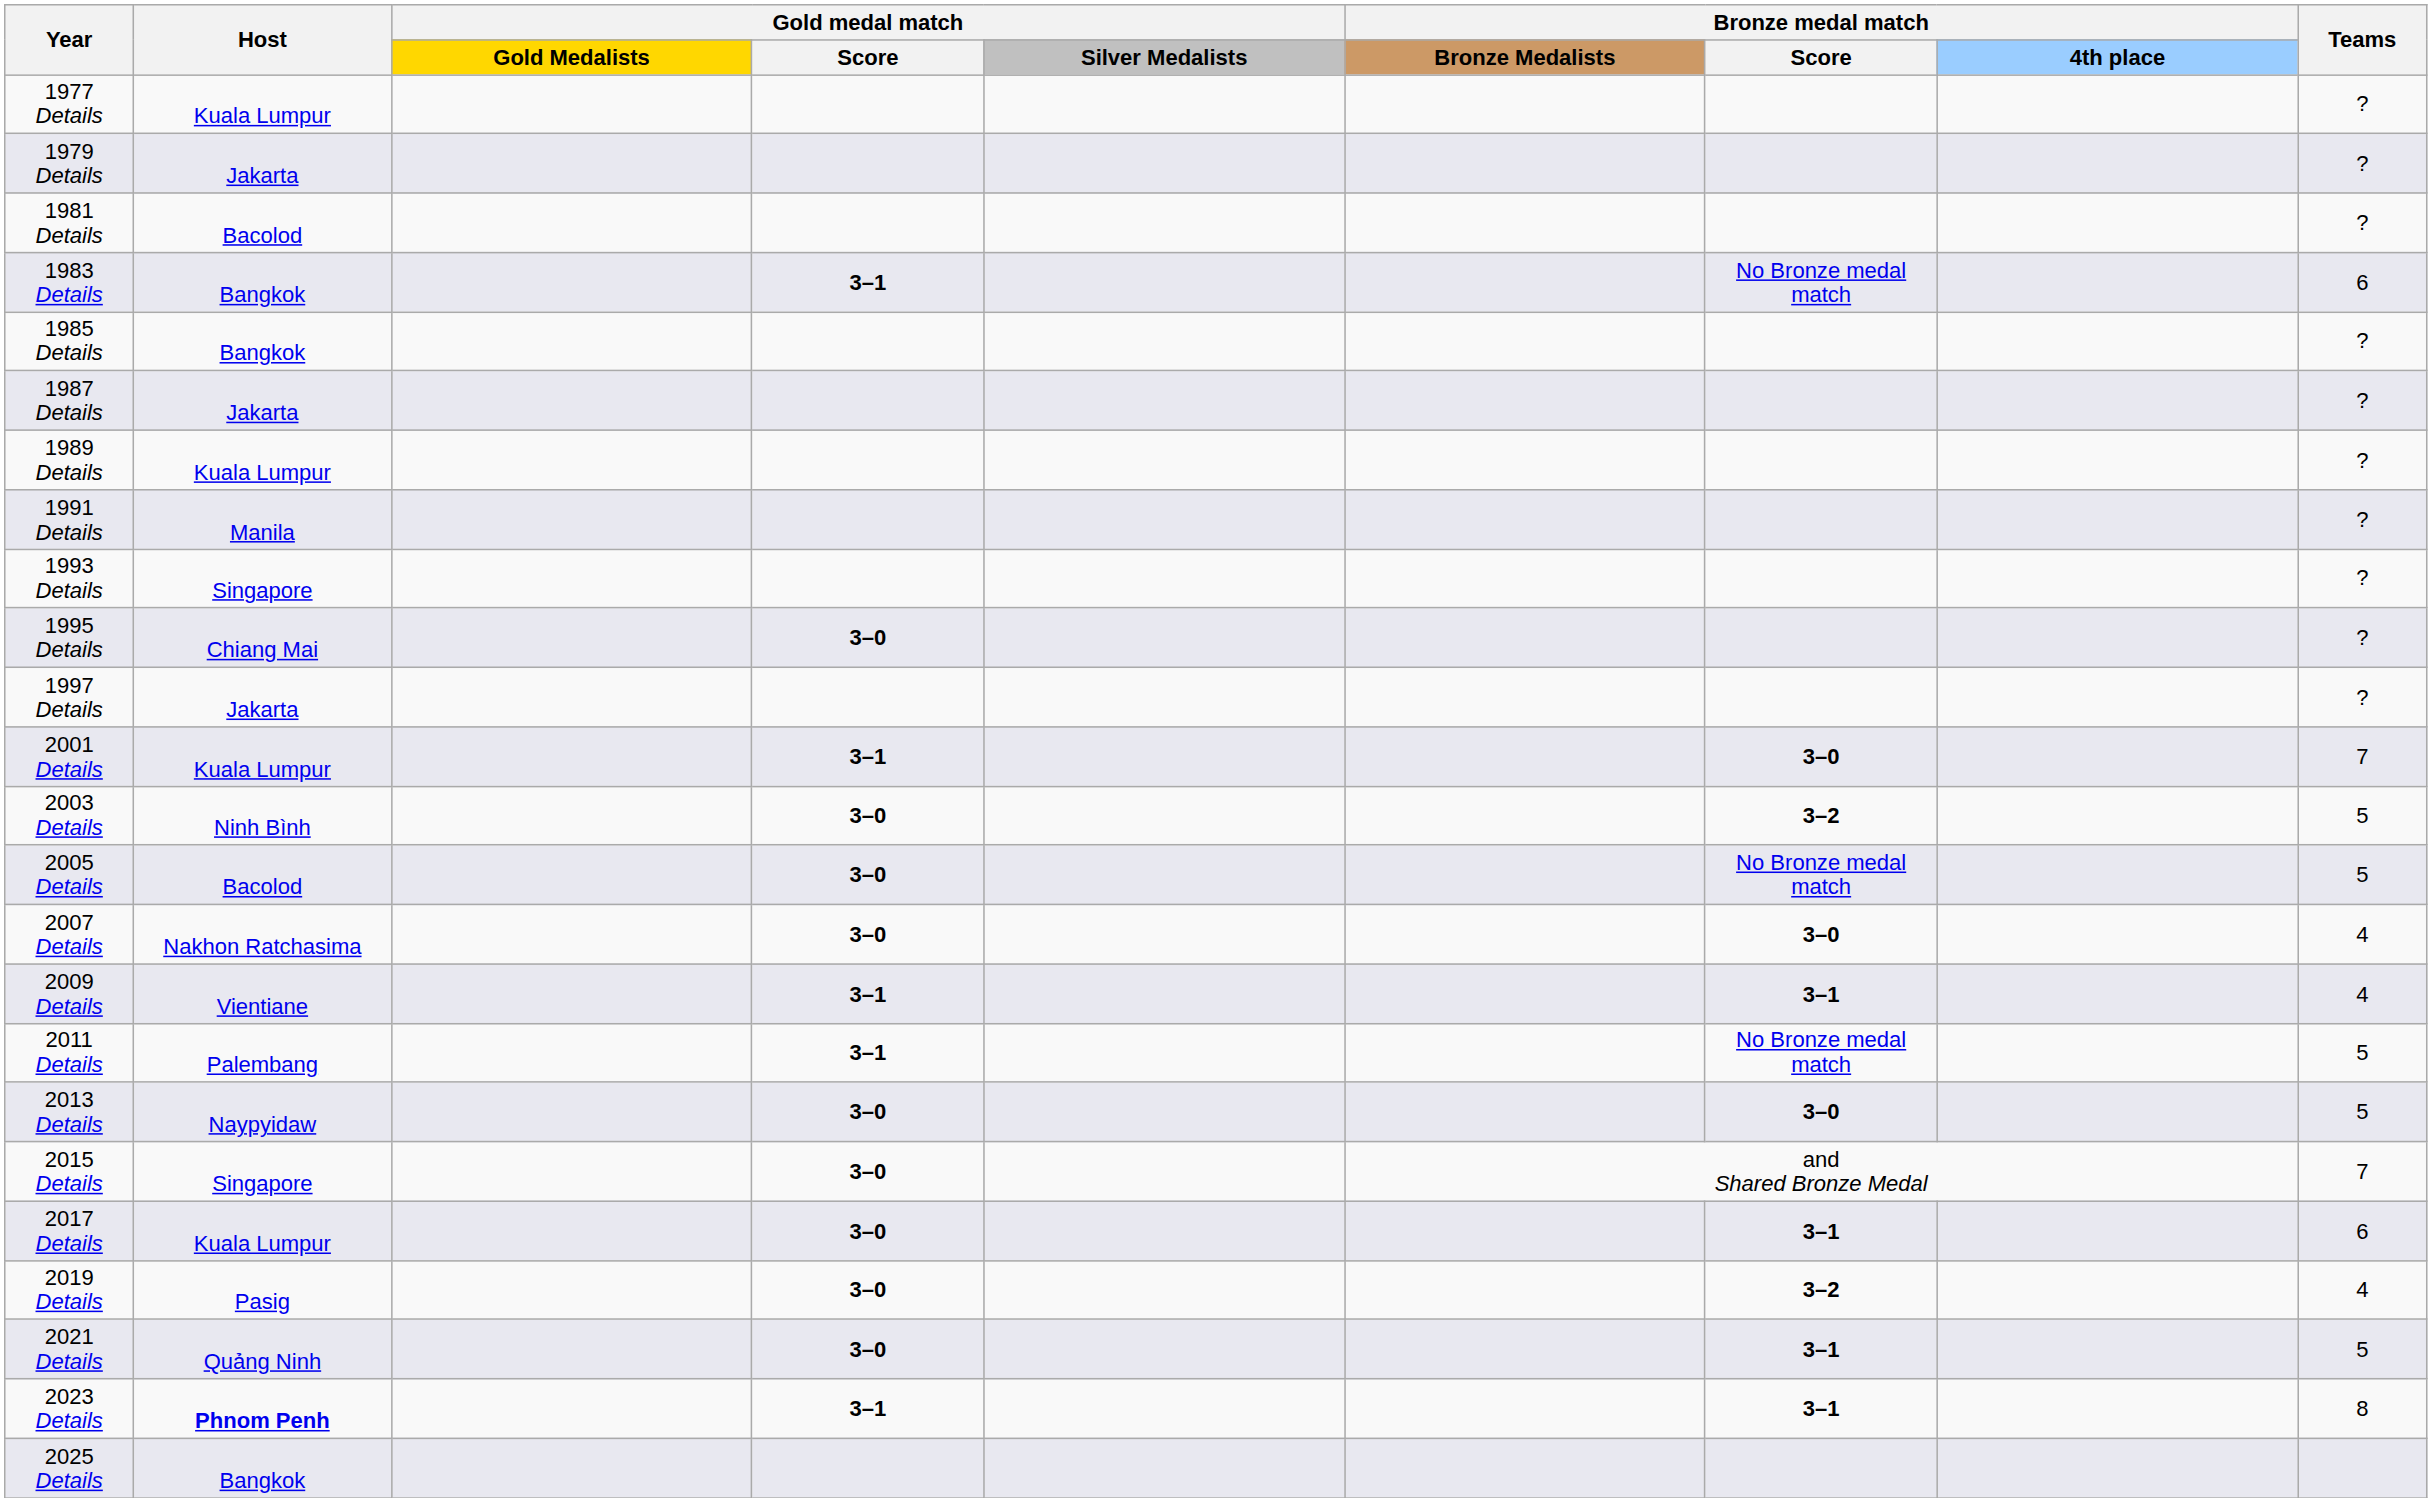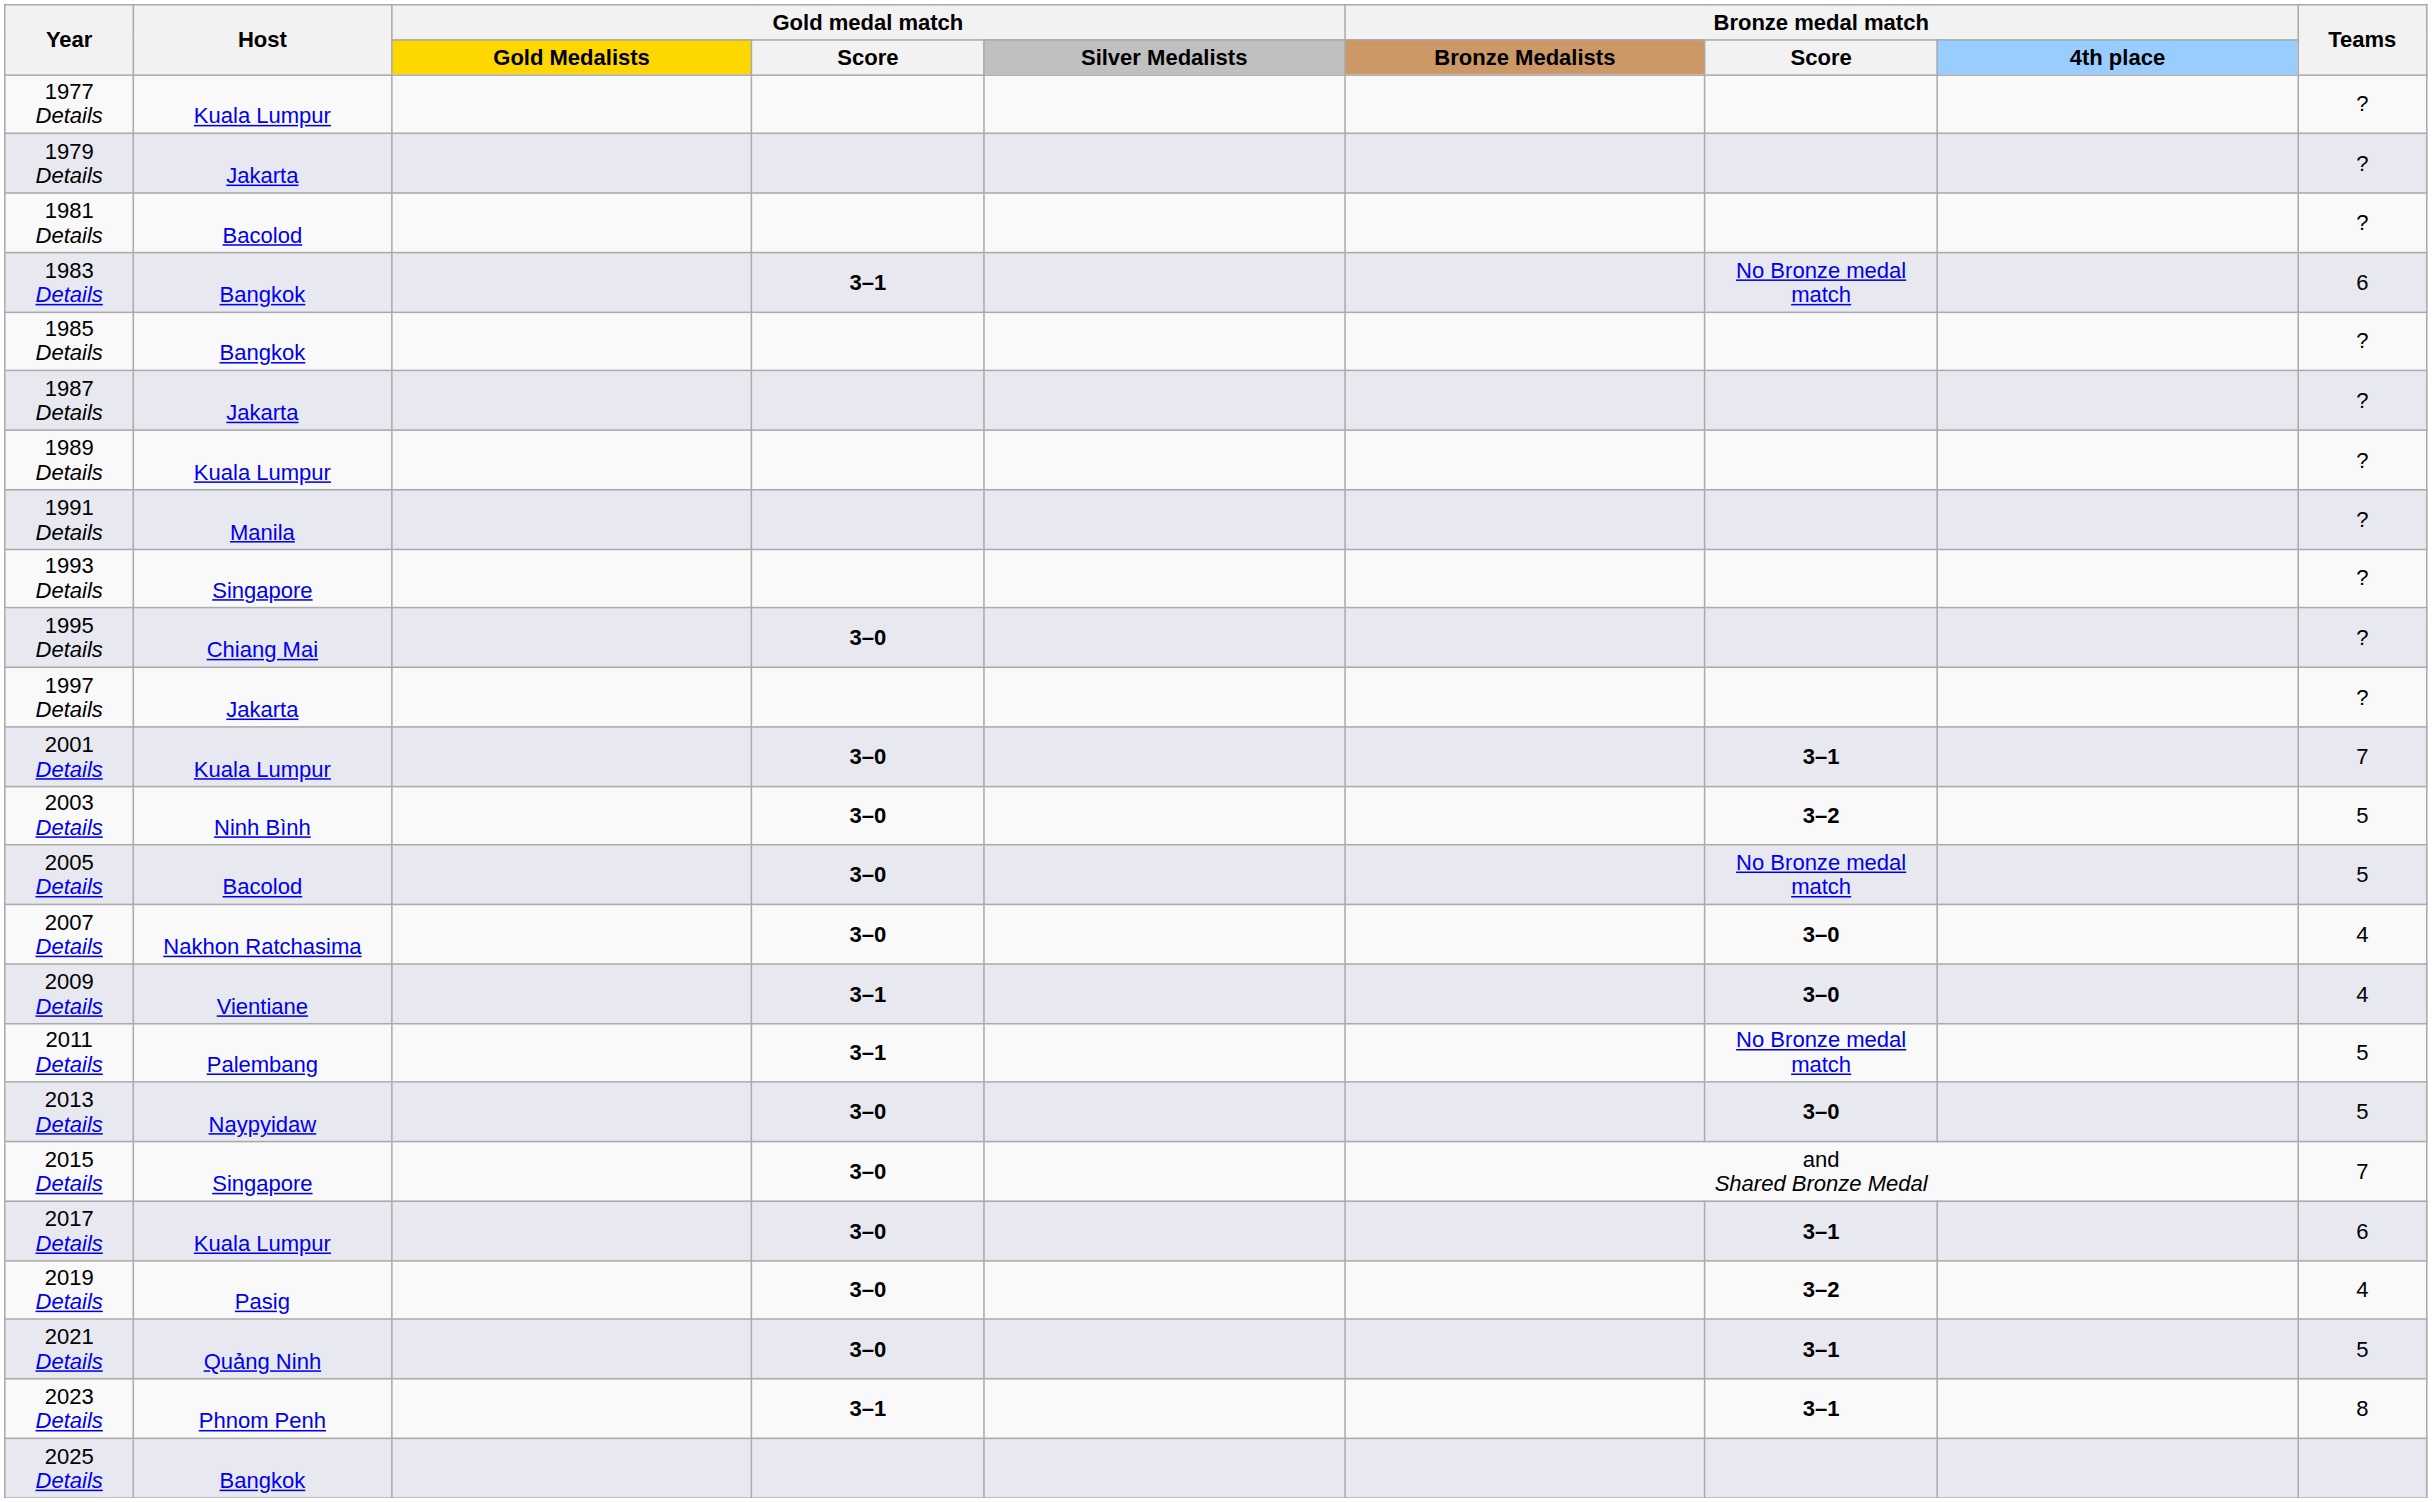(868, 757) 3–1 -> (868, 757) 3–0
(1821, 757) 3–0 -> (1821, 757) 3–1
(1821, 994) 3–1 -> (1821, 994) 3–0
(262, 1421) bold -> (262, 1421) normal
